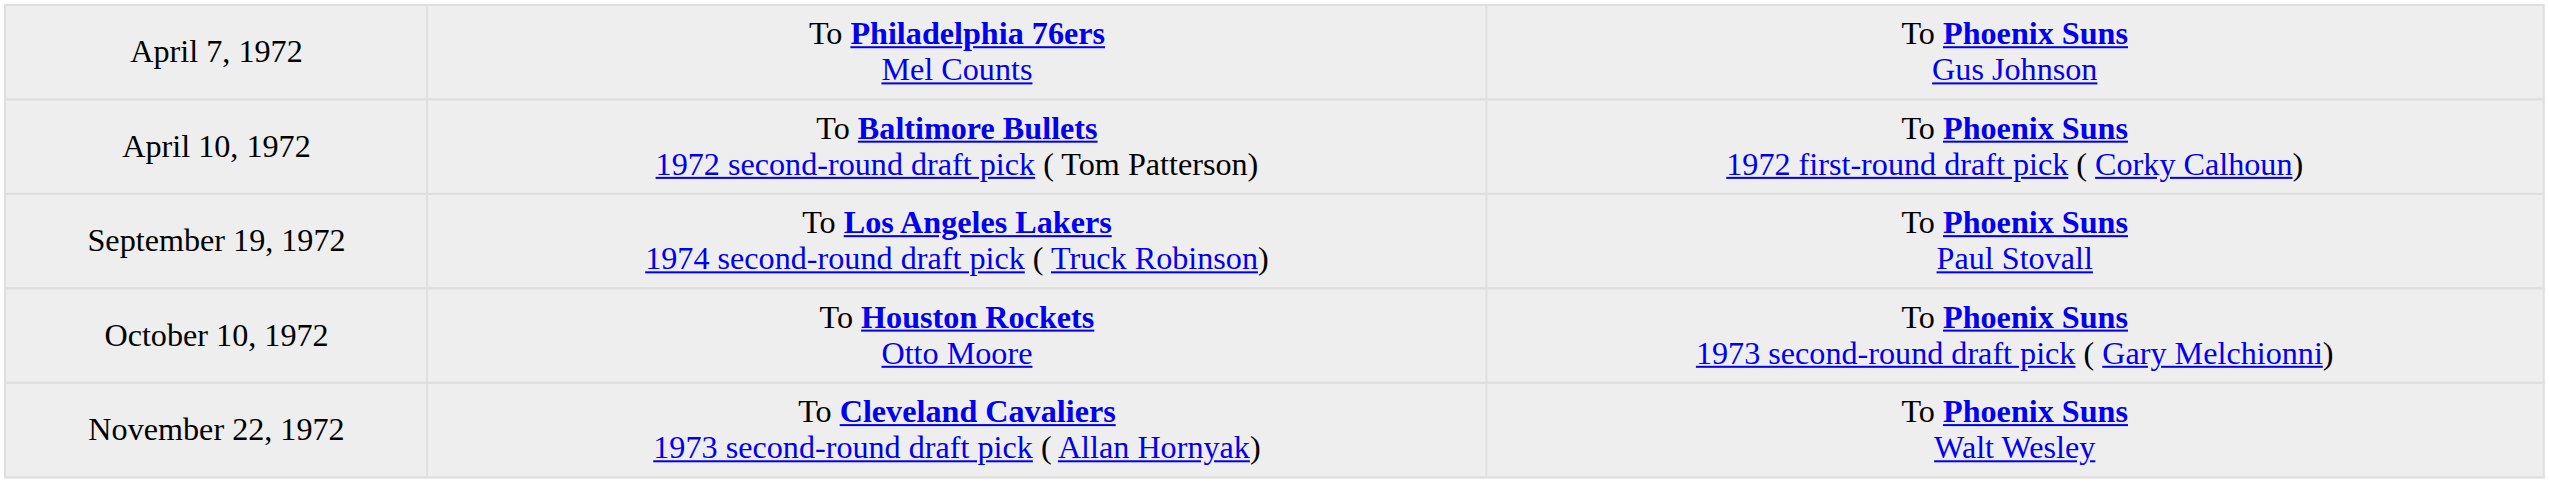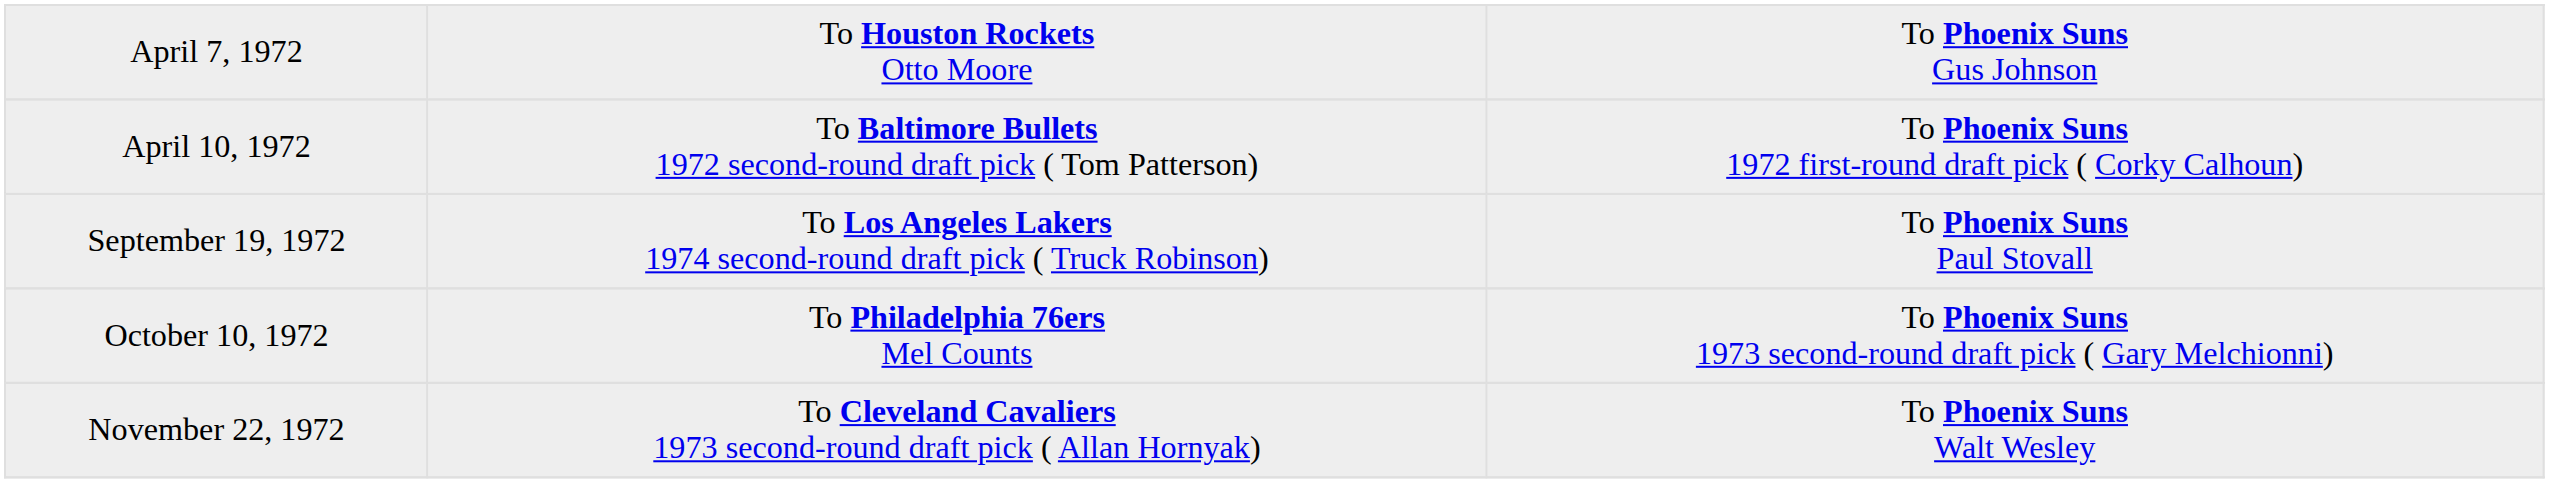(957, 51) To Philadelphia 76ers Mel Counts -> (957, 51) To Houston Rockets Otto Moore
(957, 335) To Houston Rockets Otto Moore -> (957, 335) To Philadelphia 76ers Mel Counts
